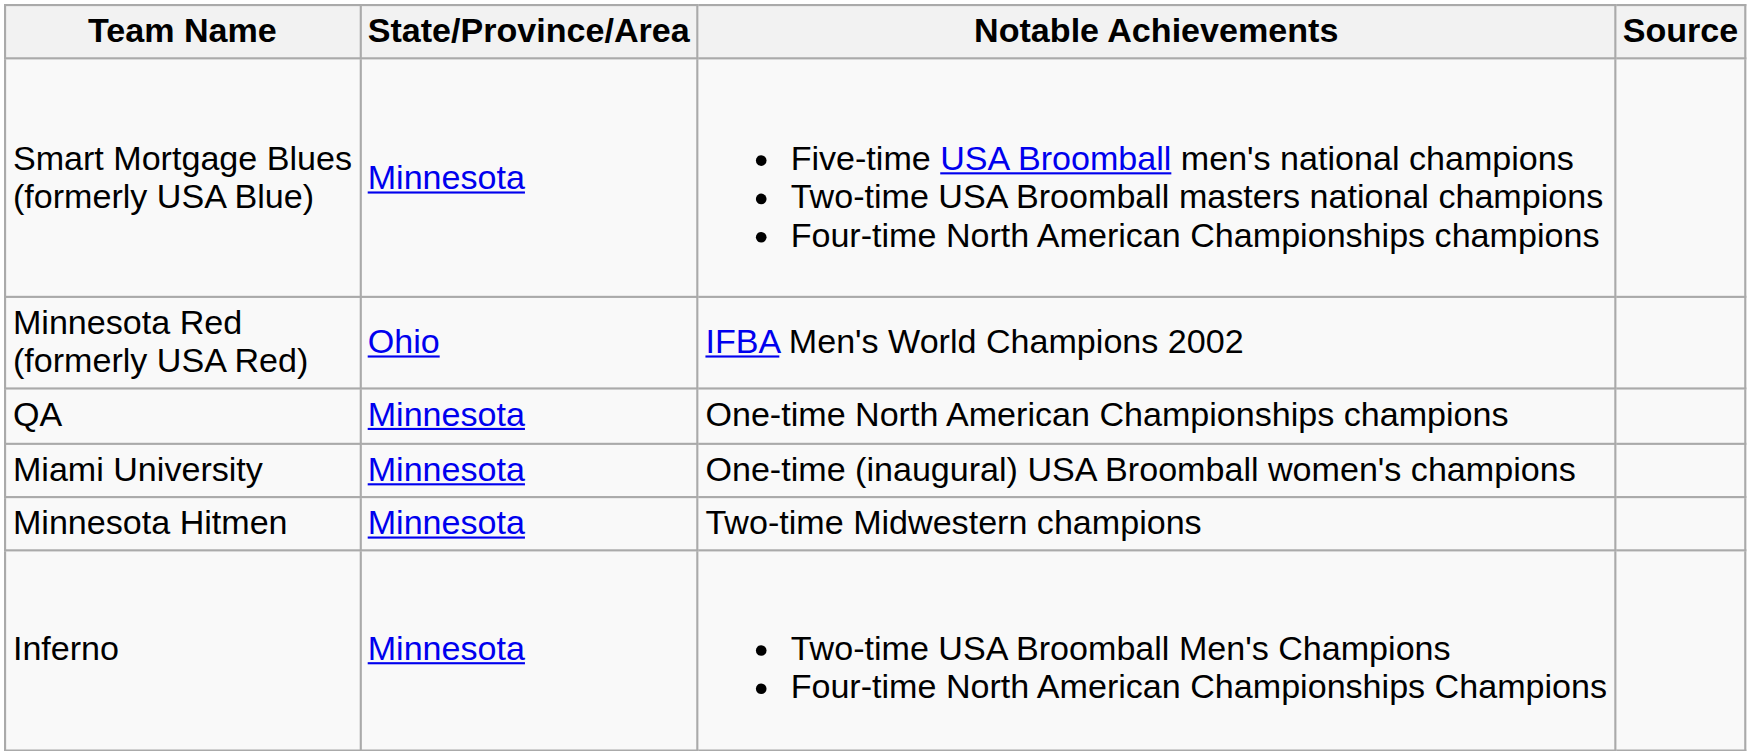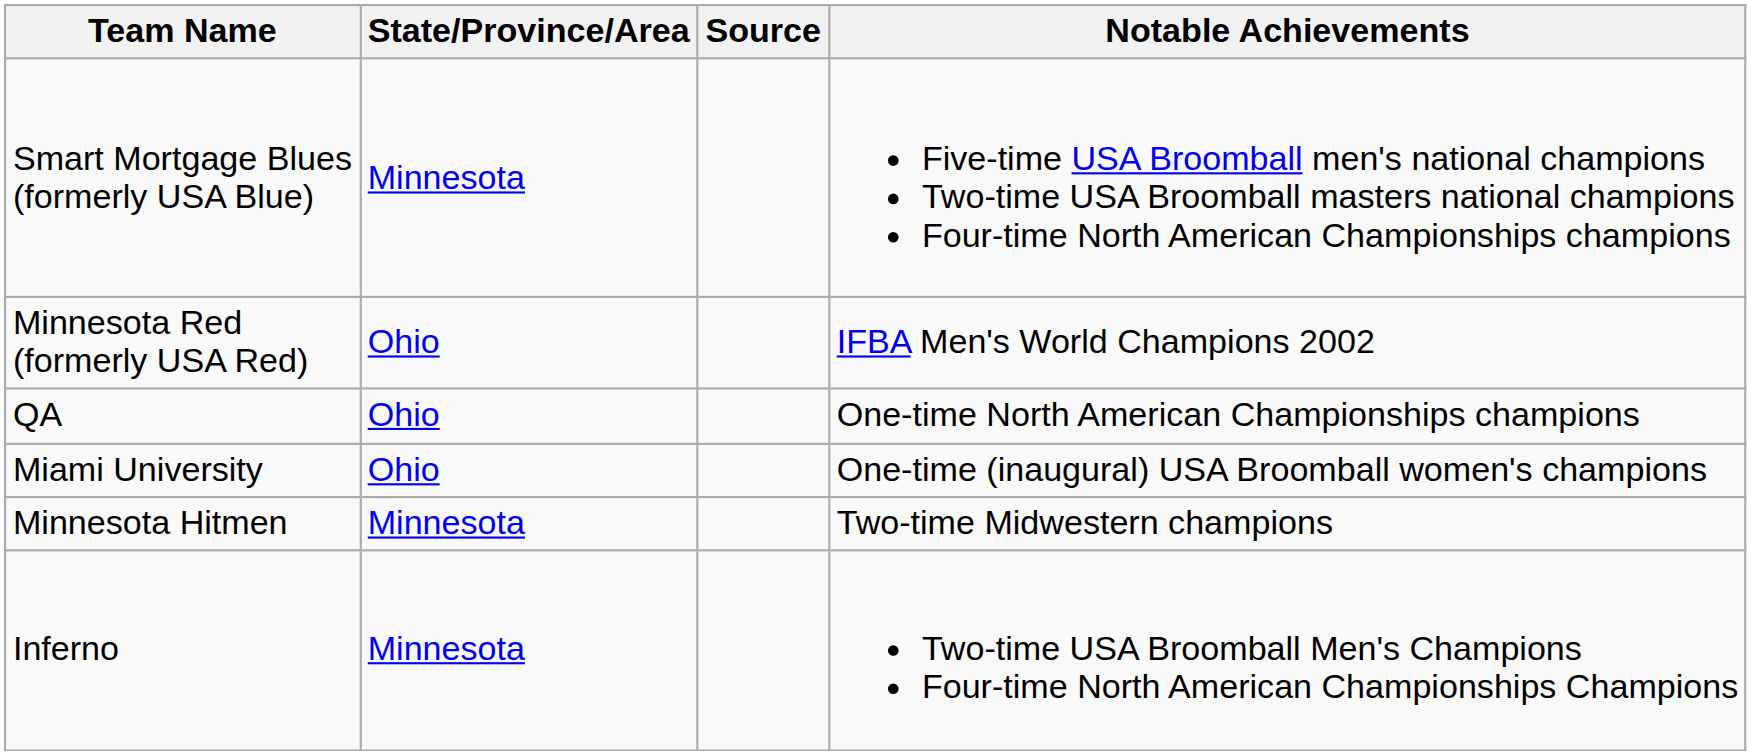columns swapped: (1156, 31) <-> (1680, 31)
(446, 415) Minnesota -> (404, 415) Ohio
(446, 469) Minnesota -> (404, 469) Ohio
